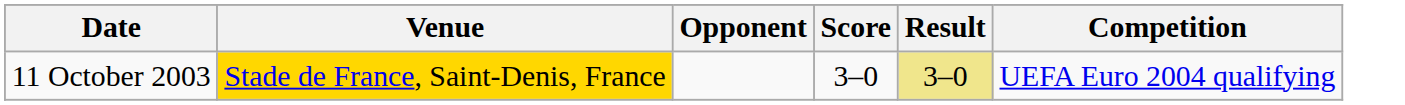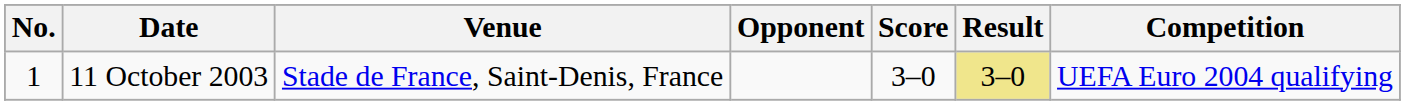+ column: (34, 28)
(445, 75) gold background -> (503, 75) no background
